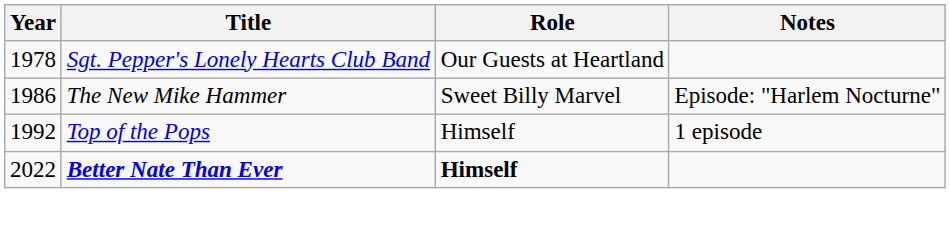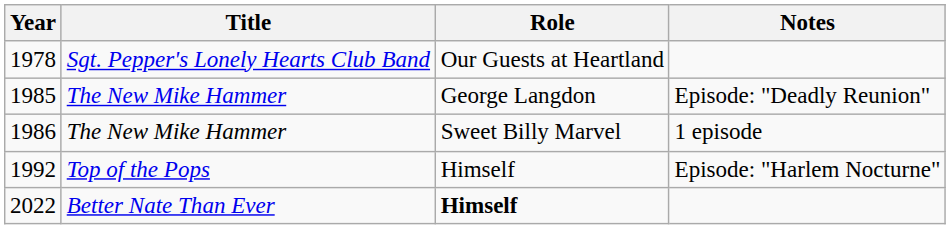+ row: (33, 95)
(807, 95) Episode: "Harlem Nocturne" -> (718, 132) 1 episode
(718, 132) 1 episode -> (807, 168) Episode: "Harlem Nocturne"
(175, 168) bold -> (171, 205) normal
